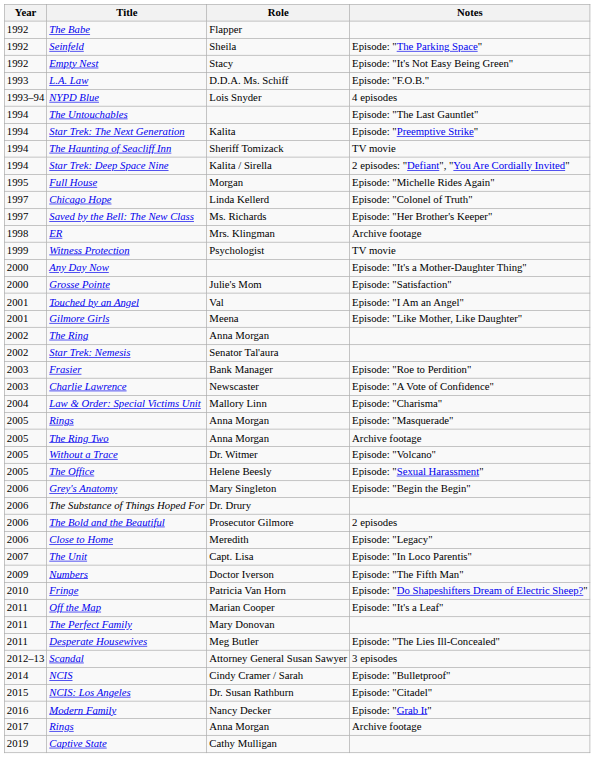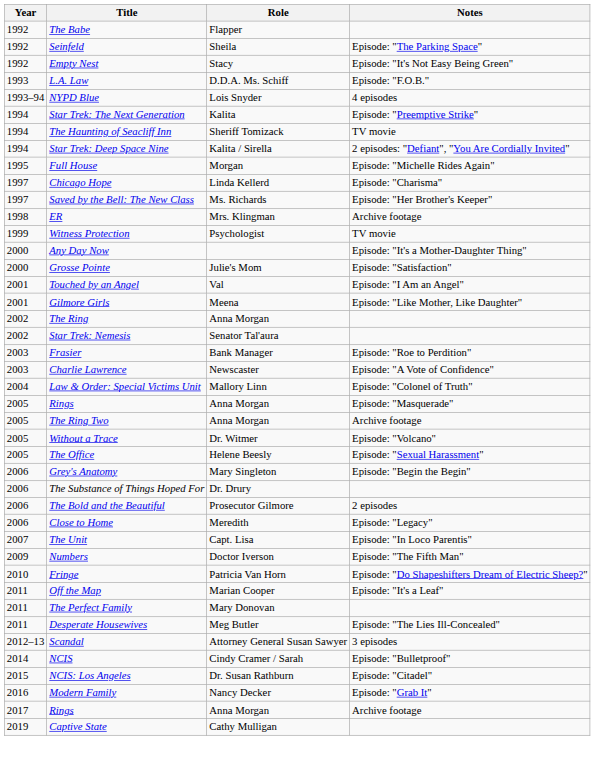- row: (18, 115)
(412, 200) Episode: "Colonel of Truth" -> (397, 183) Episode: "Charisma"
(397, 404) Episode: "Charisma" -> (412, 387) Episode: "Colonel of Truth"
